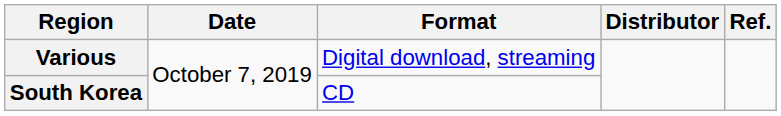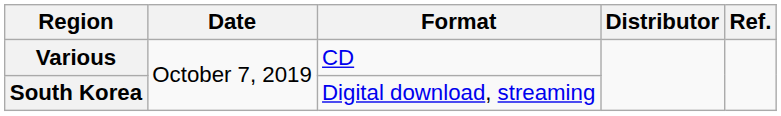(459, 57) Digital download, streaming -> (338, 57) CD
(338, 92) CD -> (459, 92) Digital download, streaming
